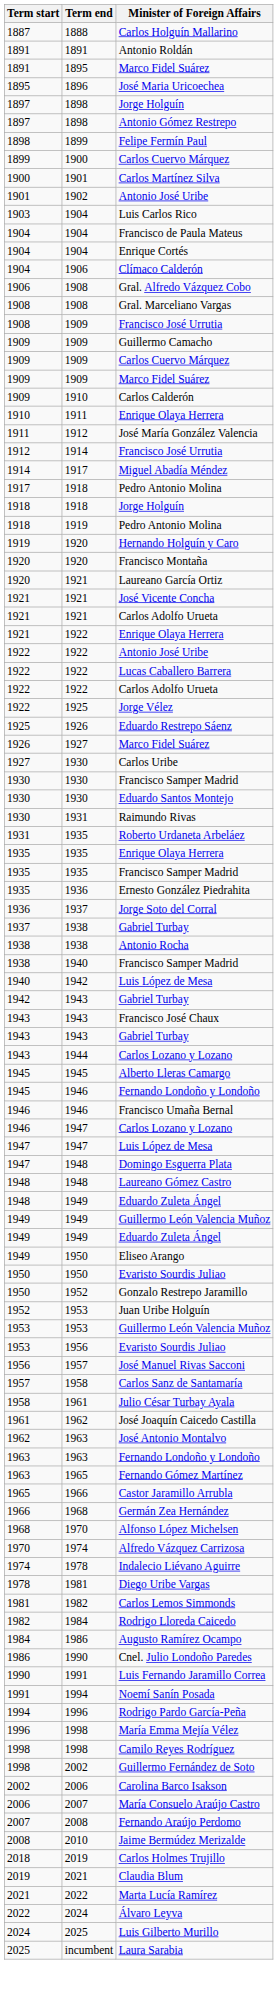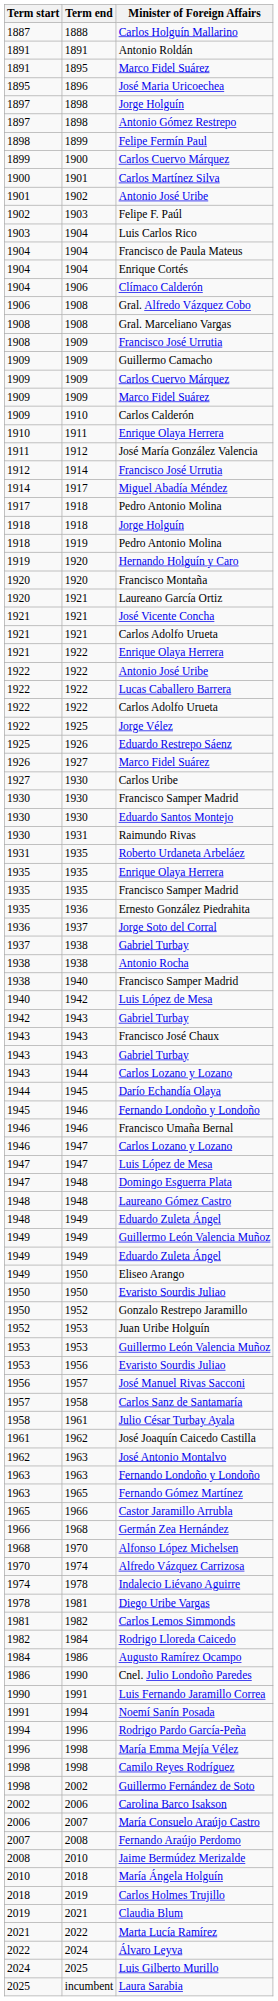+ row: (19, 214)
+ row: (19, 1091)
- row: (19, 1073)
+ row: (19, 1877)
